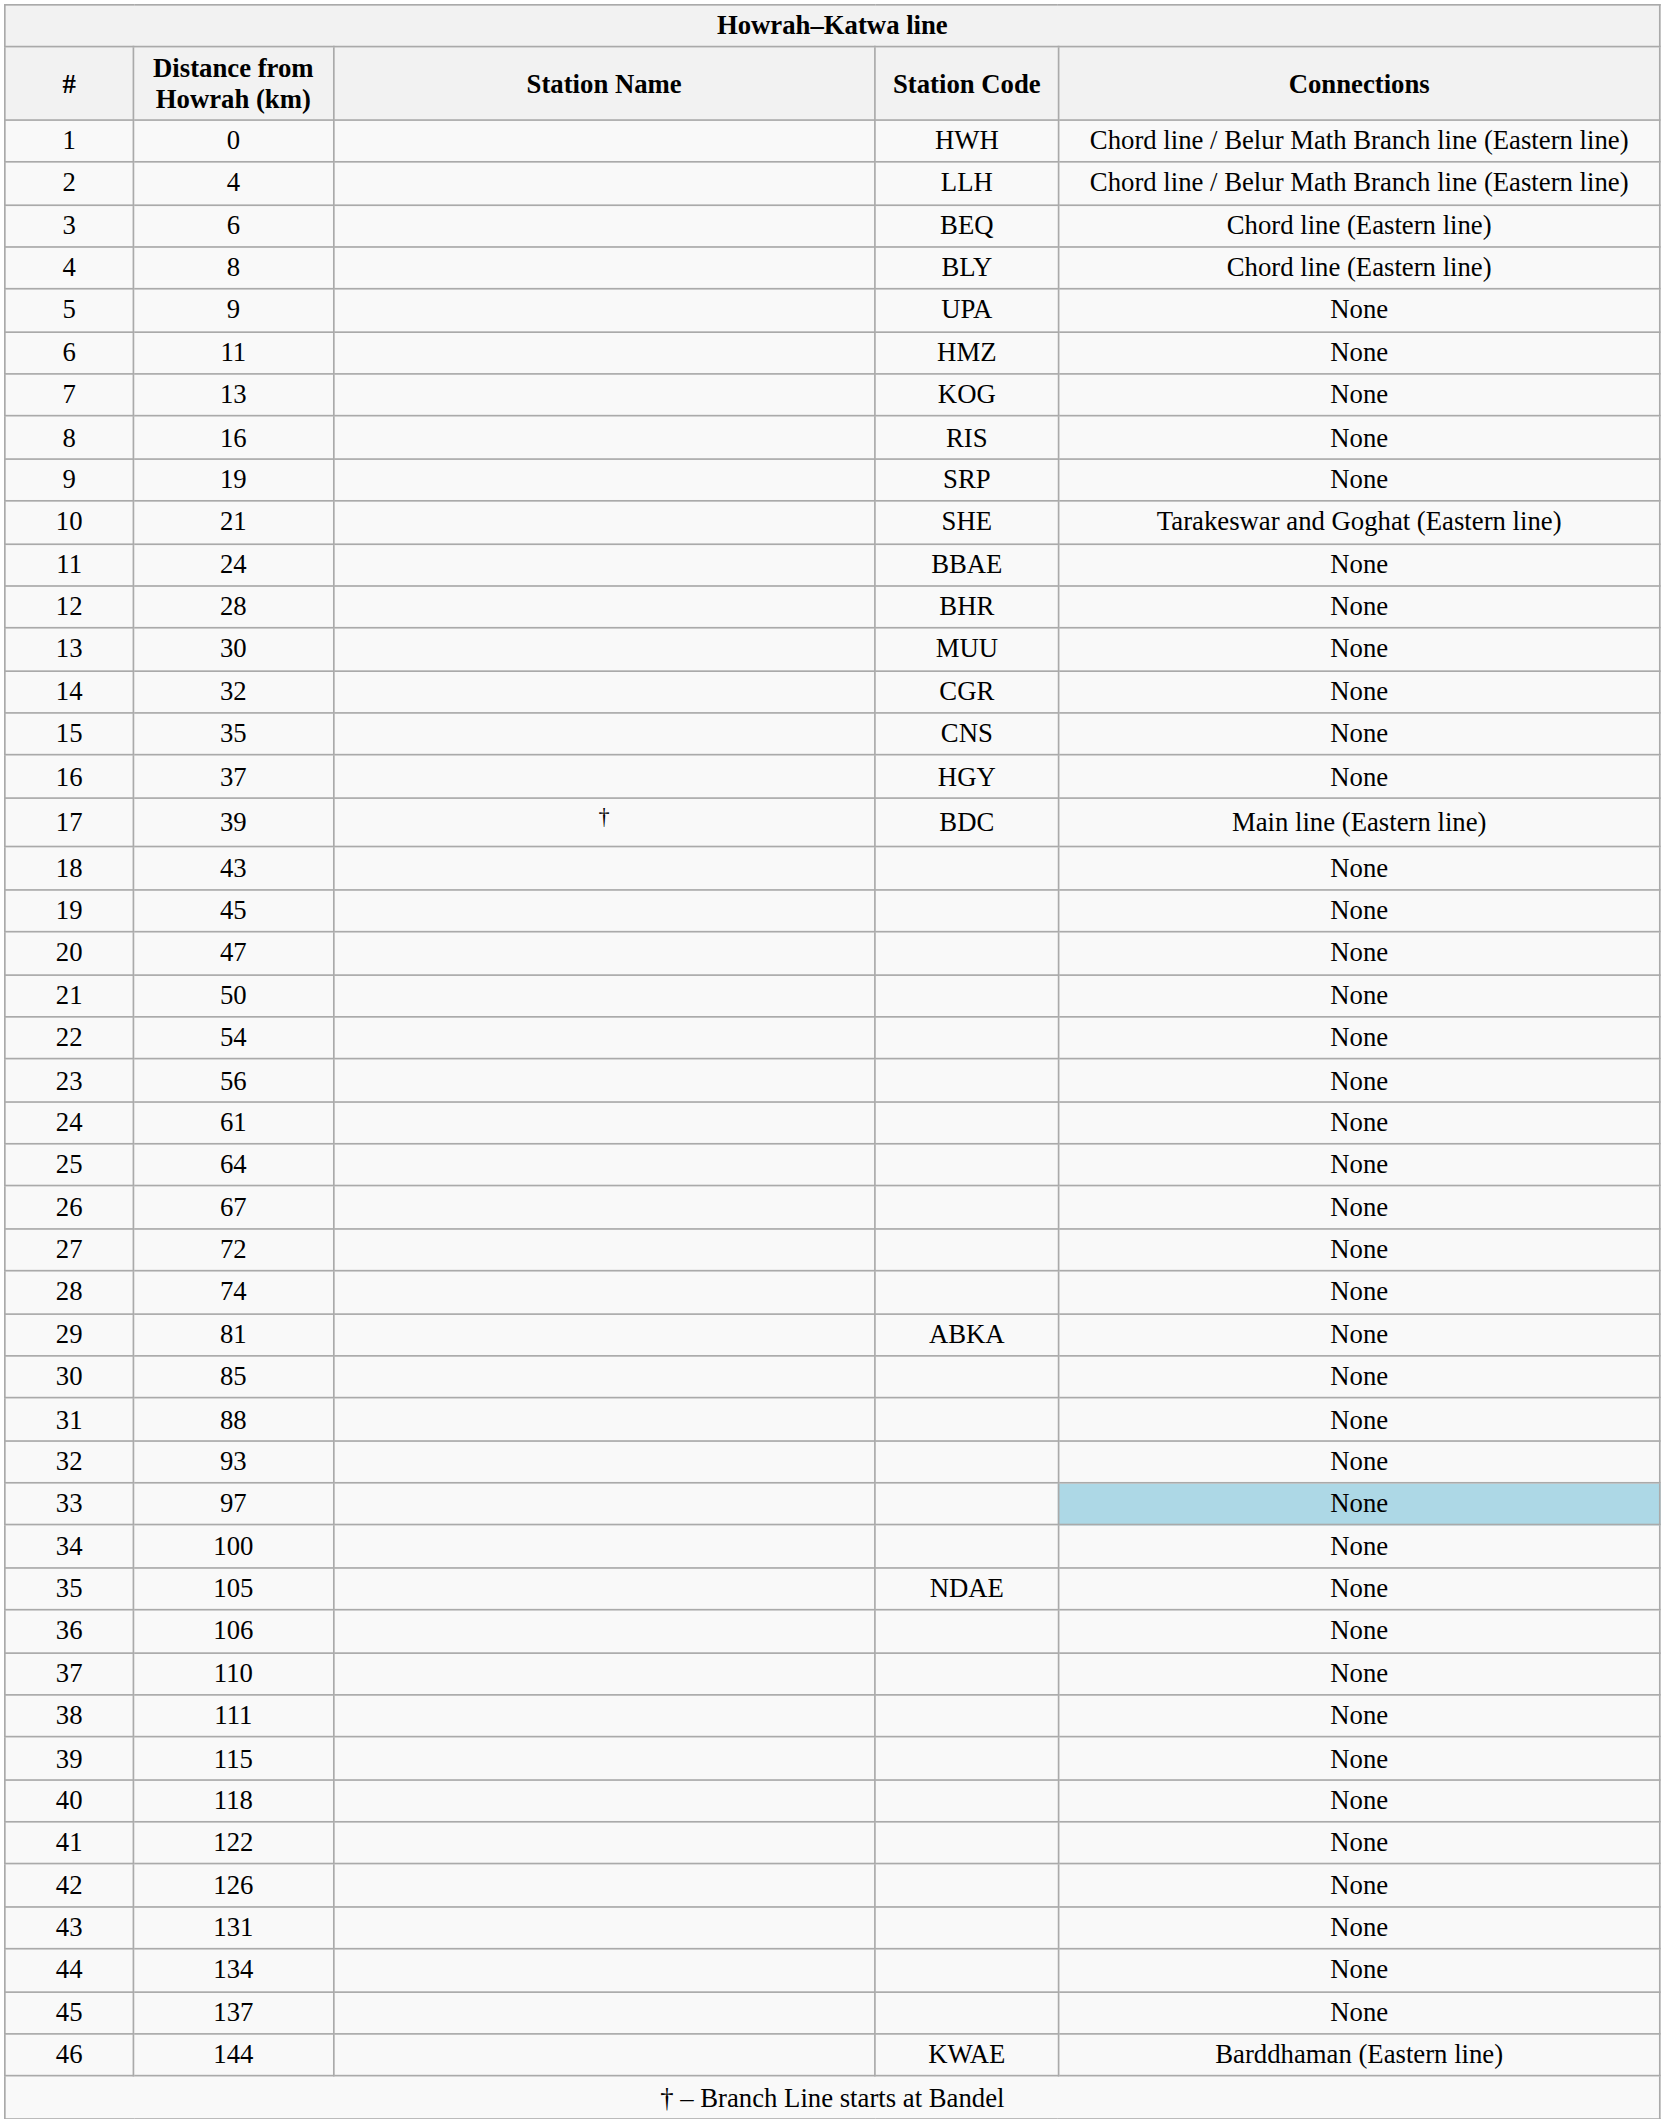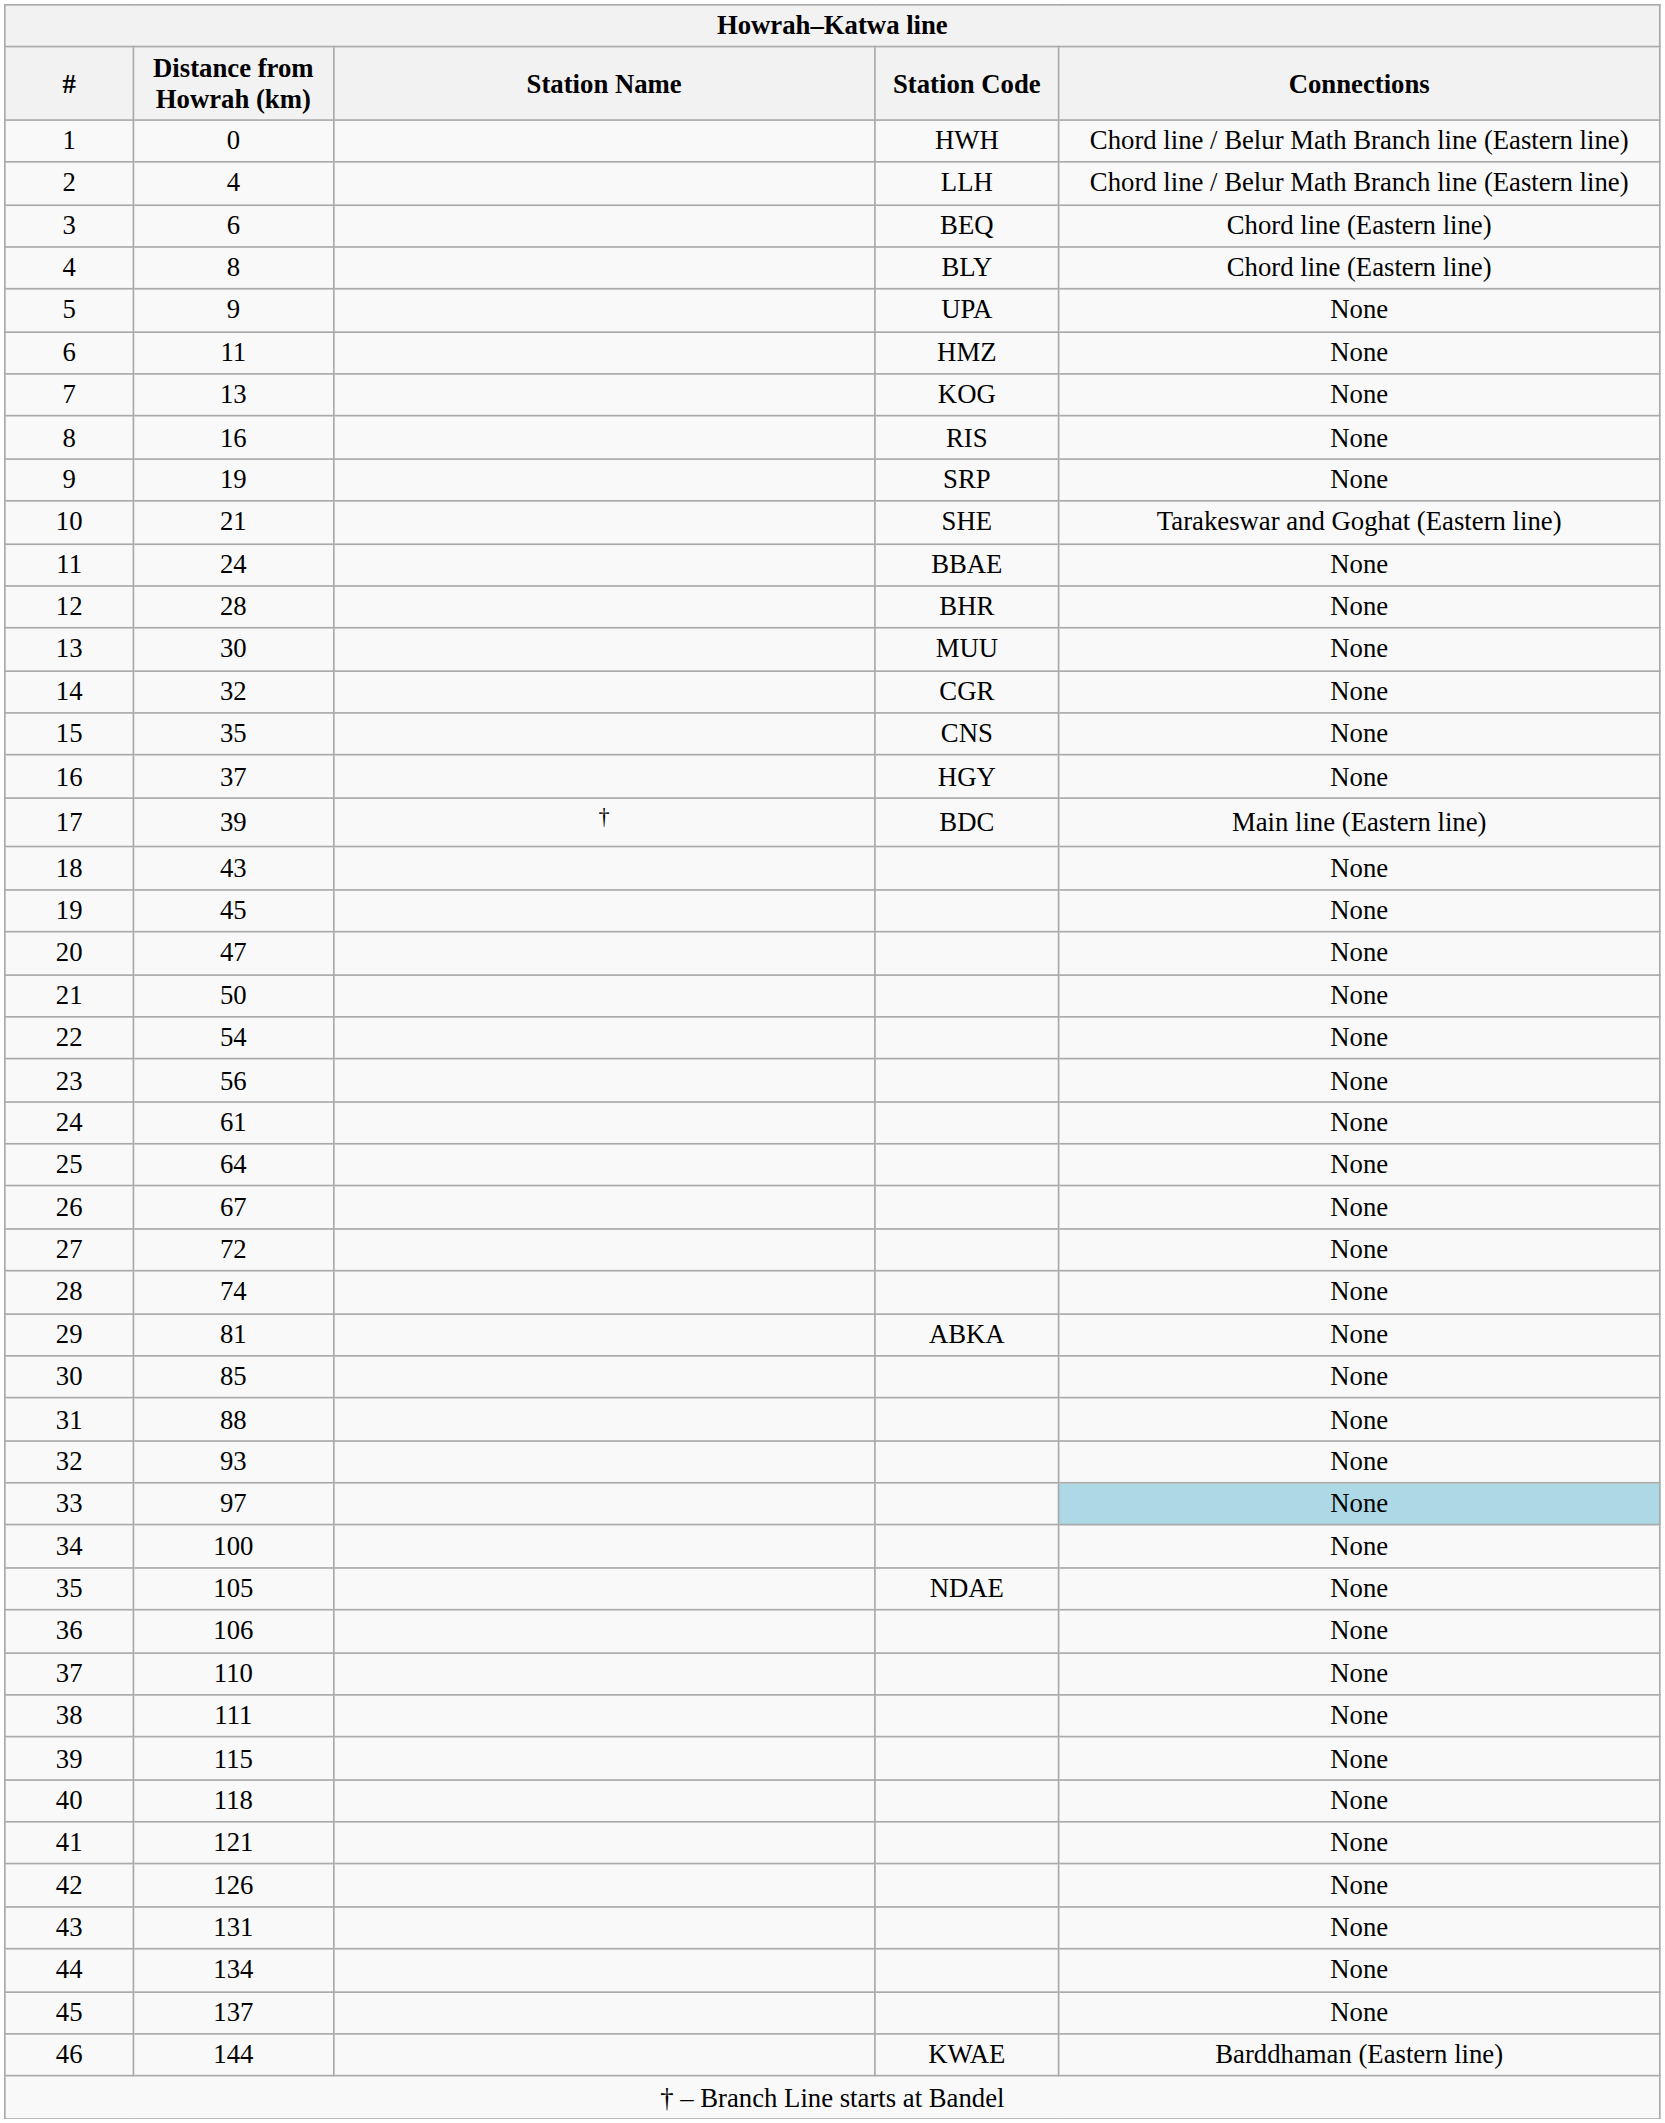(233, 1842) 122 -> (233, 1842) 121
